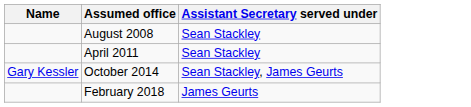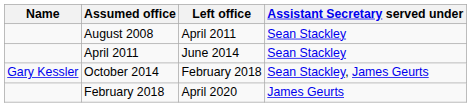+ column: (222, 14)
